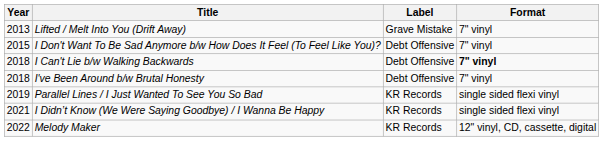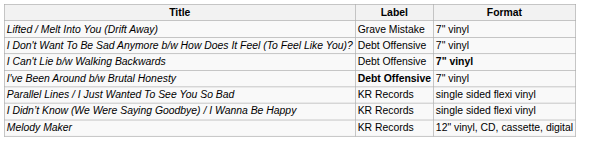- column: (18, 12)
(420, 78) normal -> (394, 78) bold
